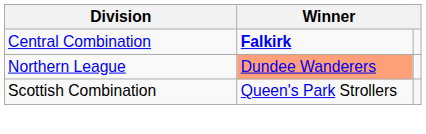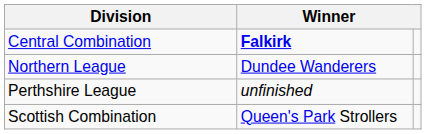(308, 66) lightsalmon background -> (308, 66) no background
+ row: (72, 91)
